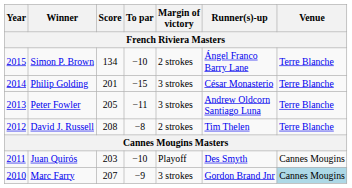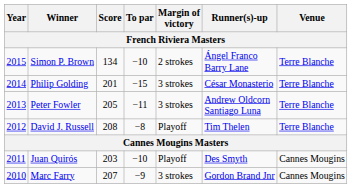(175, 127) 2 strokes -> (172, 127) Playoff
(312, 175) lightblue background -> (312, 175) no background
